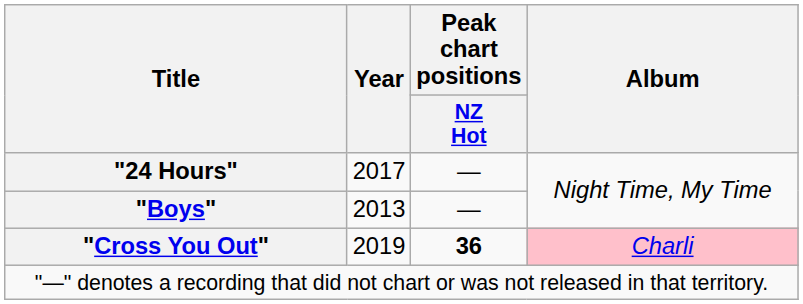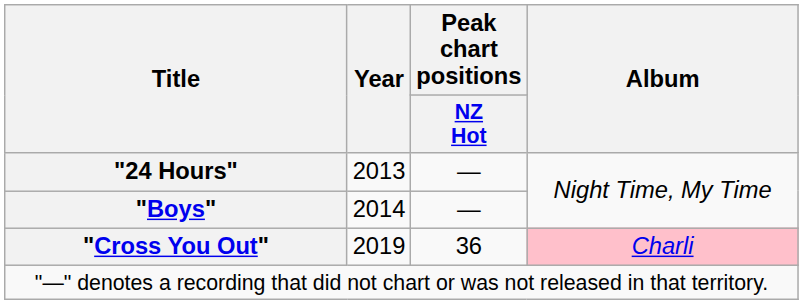(379, 171) 2017 -> (379, 171) 2013
(379, 209) 2013 -> (379, 209) 2014
(469, 246) bold -> (469, 246) normal
